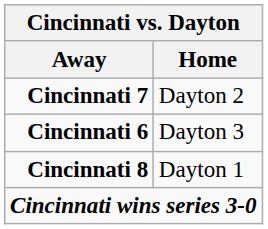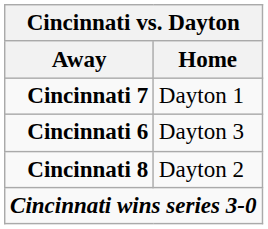(201, 95) Dayton 2 -> (201, 95) Dayton 1
(201, 168) Dayton 1 -> (201, 168) Dayton 2
